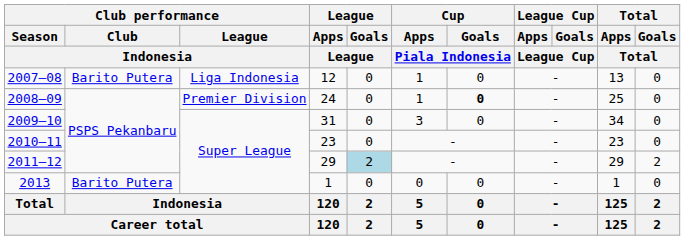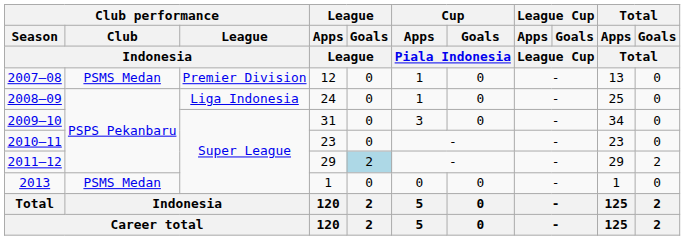(122, 78) Barito Putera -> (122, 78) PSMS Medan
(245, 78) Liga Indonesia -> (245, 78) Premier Division
(245, 99) Premier Division -> (245, 99) Liga Indonesia
(480, 99) bold -> (480, 99) normal
(122, 183) Barito Putera -> (122, 183) PSMS Medan
